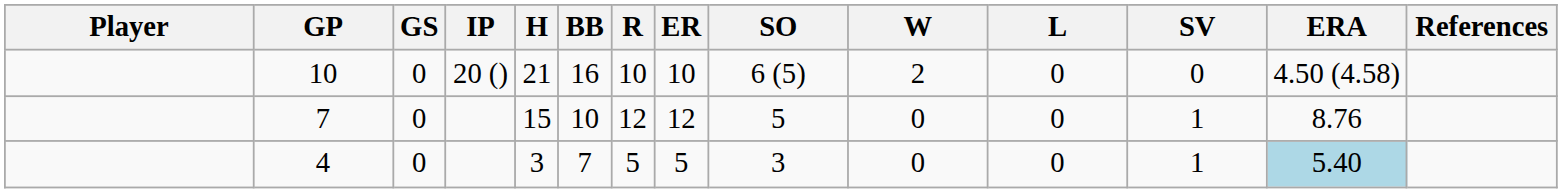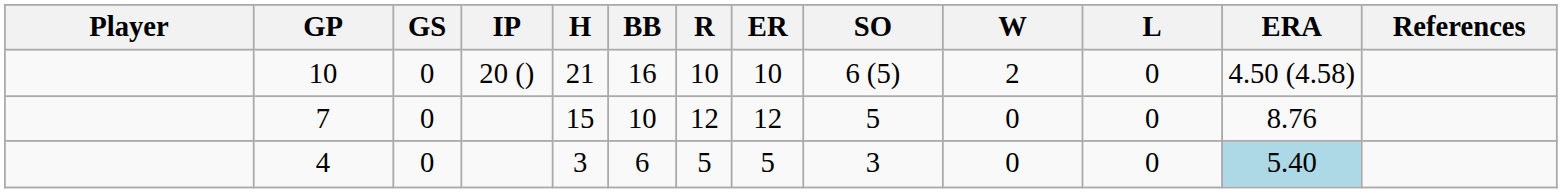- column: (1197, 27)
(585, 163) 7 -> (642, 163) 6
